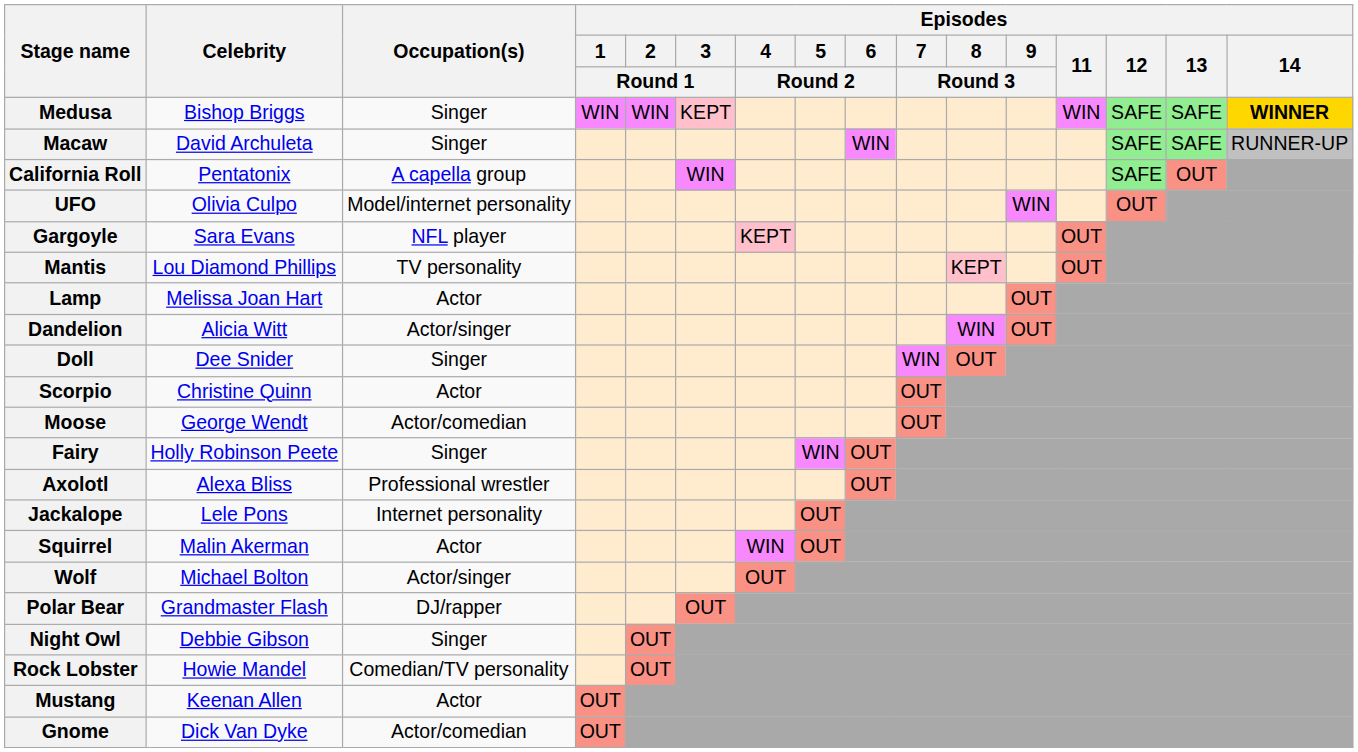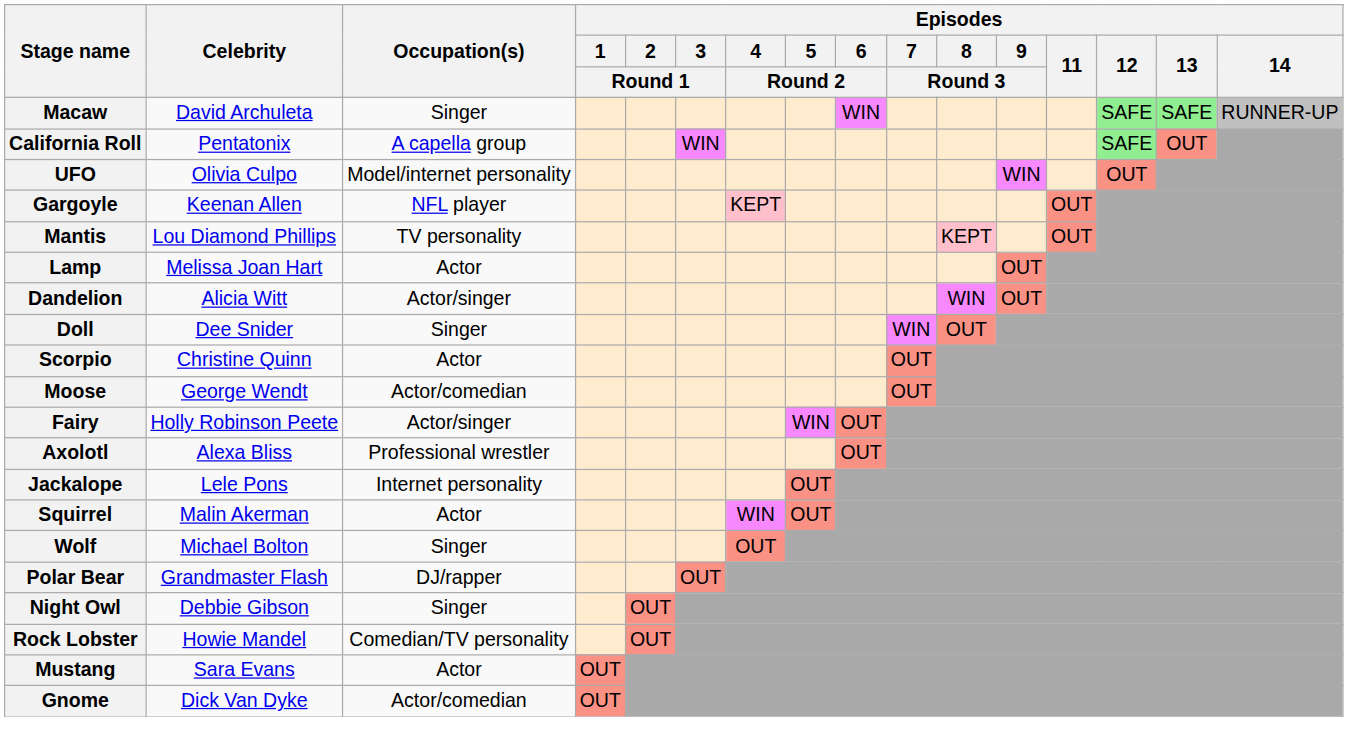- row: (75, 112)
(244, 236) Sara Evans -> (244, 205) Keenan Allen
(459, 453) Singer -> (459, 422) Actor/singer
(459, 577) Actor/singer -> (459, 546) Singer
(244, 701) Keenan Allen -> (244, 670) Sara Evans
